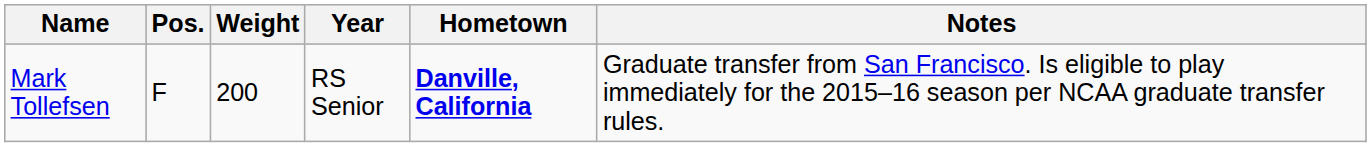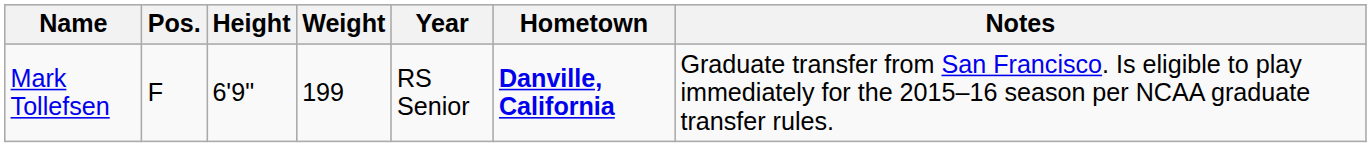+ column: (251, 24)
(237, 92) 200 -> (323, 92) 199
